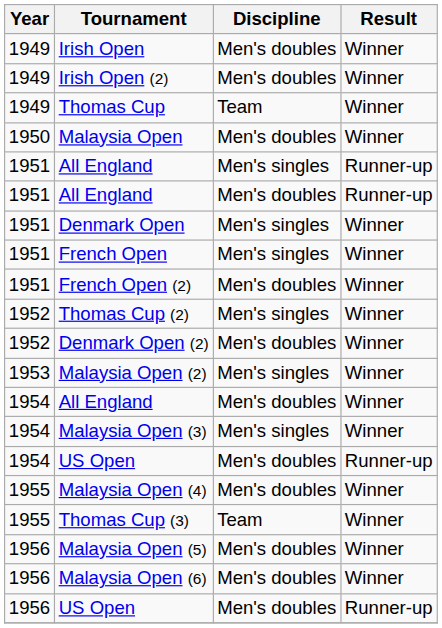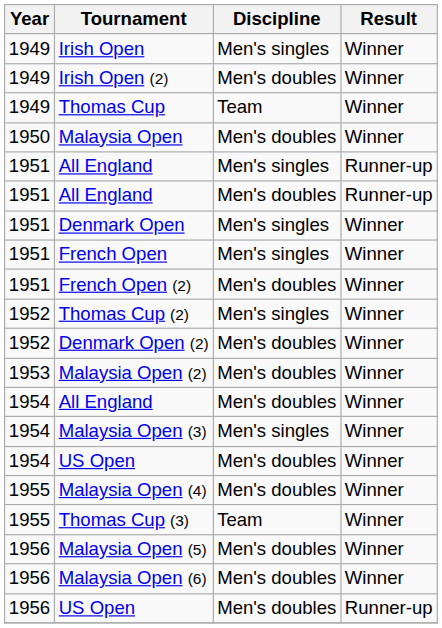(277, 48) Men's doubles -> (273, 48) Men's singles
(273, 372) Men's singles -> (277, 372) Men's doubles
(389, 460) Runner-up -> (374, 460) Winner
